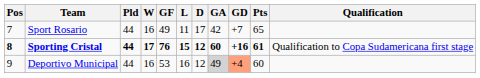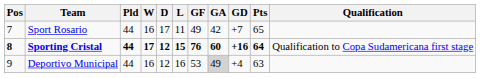columns swapped: (200, 13) <-> (167, 13)
(258, 47) 61 -> (258, 47) 64
(237, 64) lightsalmon background -> (237, 64) no background
(258, 64) 60 -> (258, 64) 63
